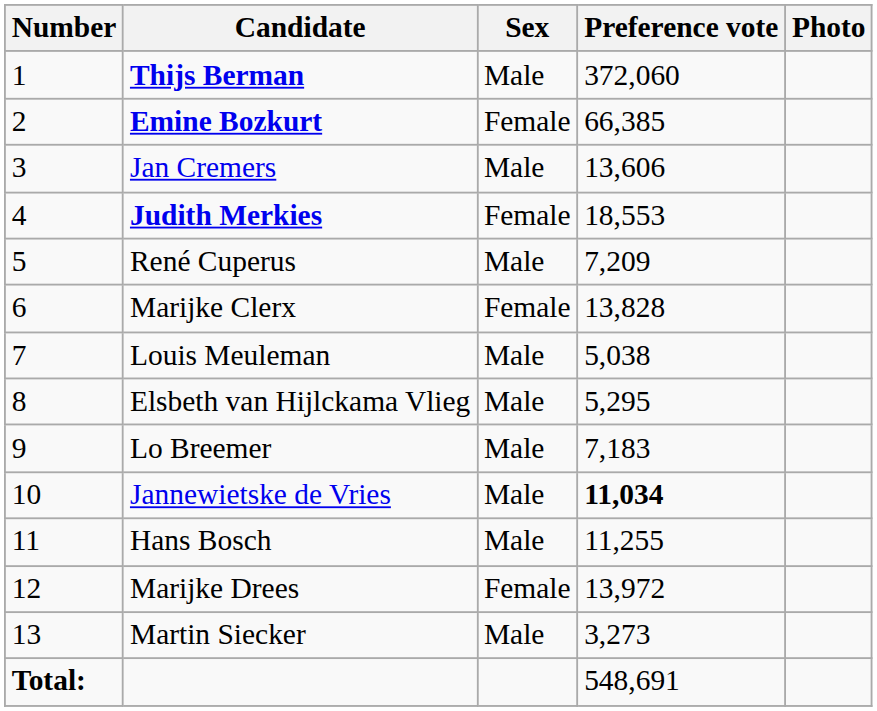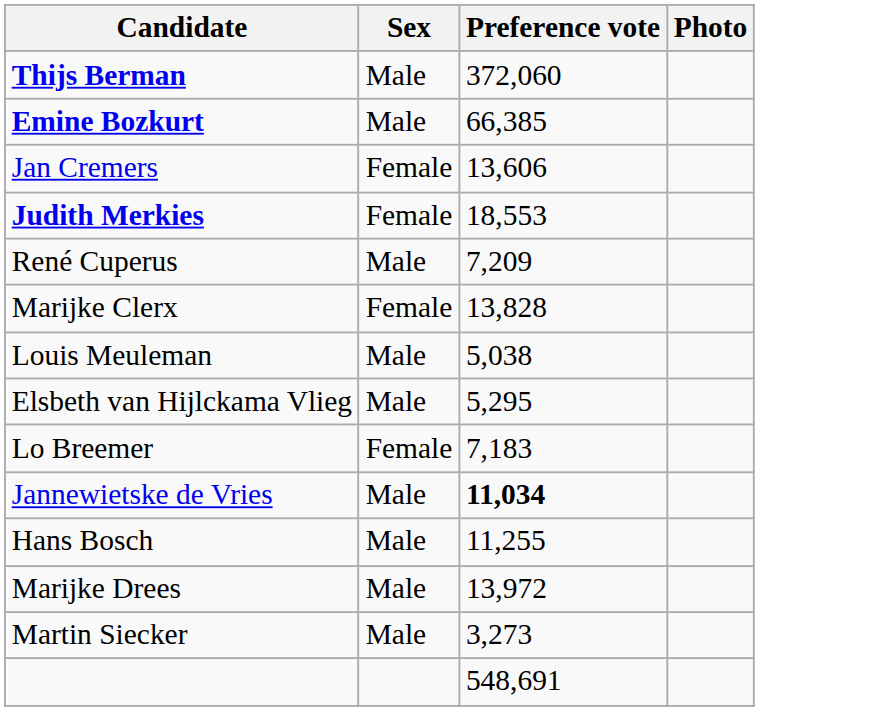- column: (64, 27)
(527, 121) Female -> (396, 121) Male
(514, 167) Male -> (409, 167) Female
(514, 448) Male -> (409, 448) Female
(527, 588) Female -> (396, 588) Male
